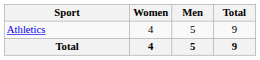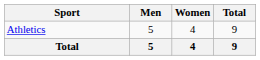columns swapped: (193, 13) <-> (151, 13)
